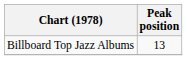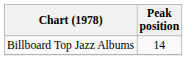(159, 45) 13 -> (159, 45) 14
